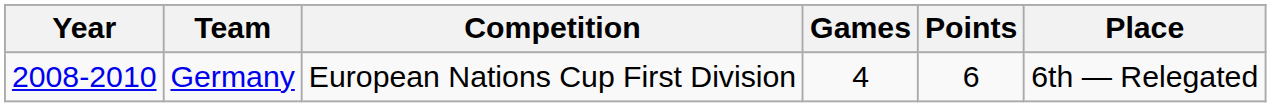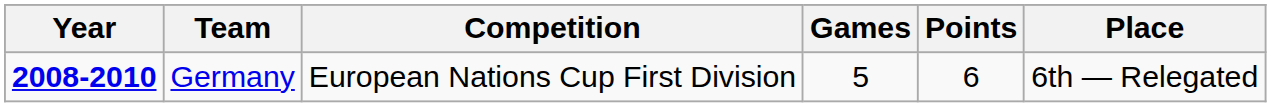(84, 76) normal -> (84, 76) bold
(861, 76) 4 -> (861, 76) 5
